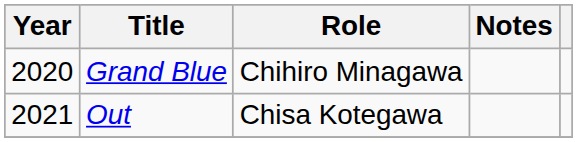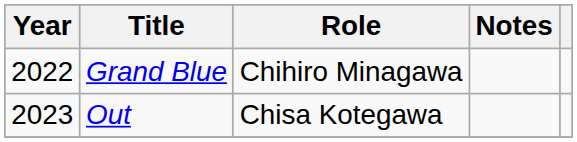(42, 70) 2020 -> (42, 70) 2022
(42, 114) 2021 -> (42, 114) 2023
